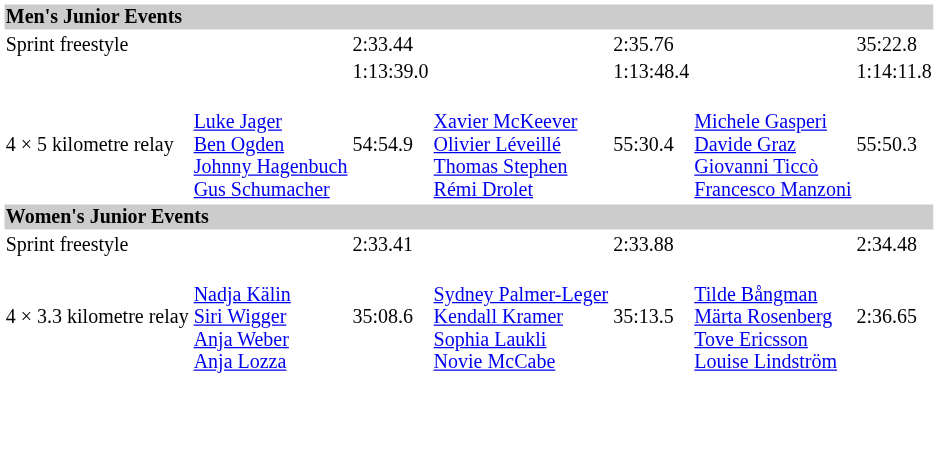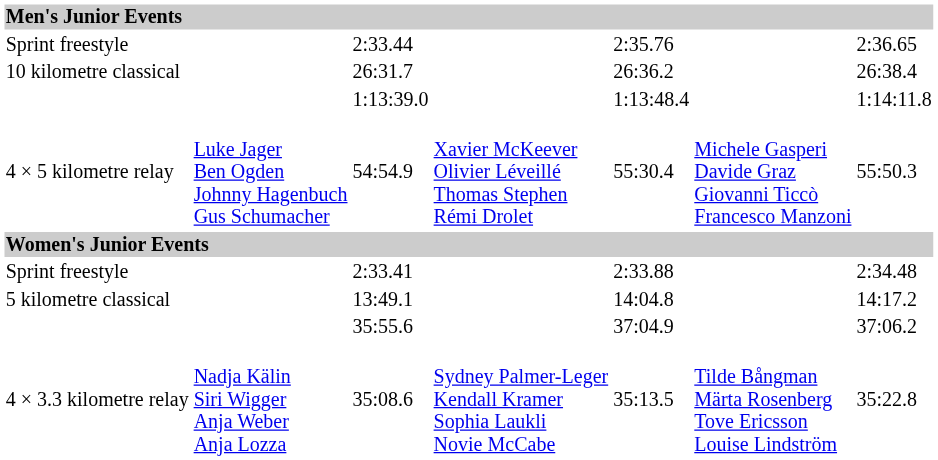(887, 44) 35:22.8 -> (887, 44) 2:36.65
+ row: (383, 71)
+ row: (383, 299)
+ row: (383, 326)
(887, 316) 2:36.65 -> (887, 399) 35:22.8
